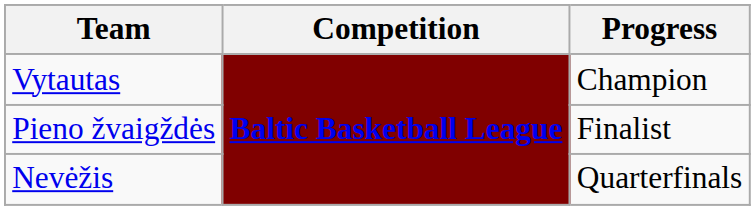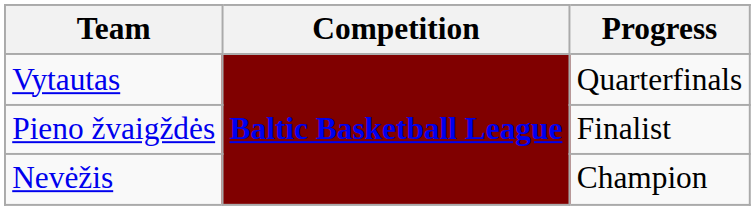(642, 79) Champion -> (660, 79) Quarterfinals
(660, 178) Quarterfinals -> (642, 178) Champion
